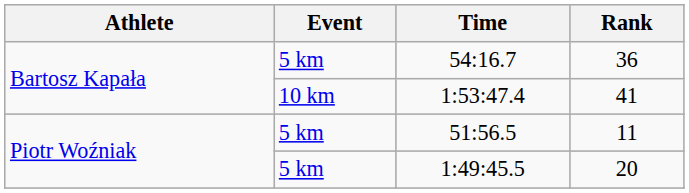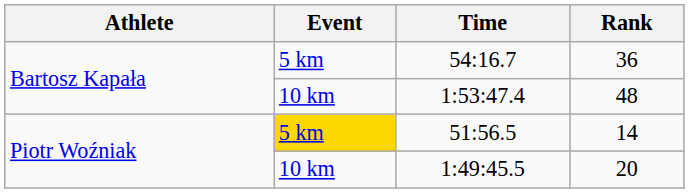(627, 96) 41 -> (627, 96) 48
(301, 132) no background -> (301, 132) gold background
(627, 132) 11 -> (627, 132) 14
(301, 169) 5 km -> (307, 169) 10 km
